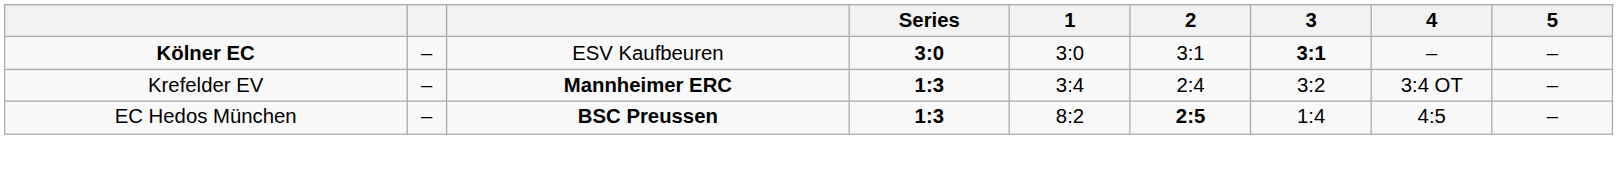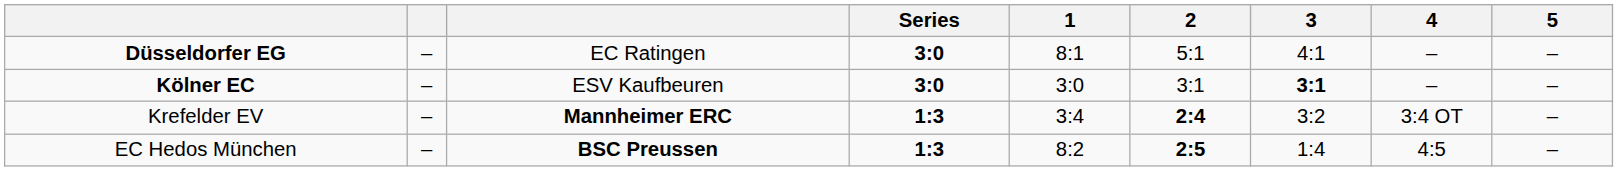+ row: (206, 52)
(1191, 85) normal -> (1191, 117) bold
